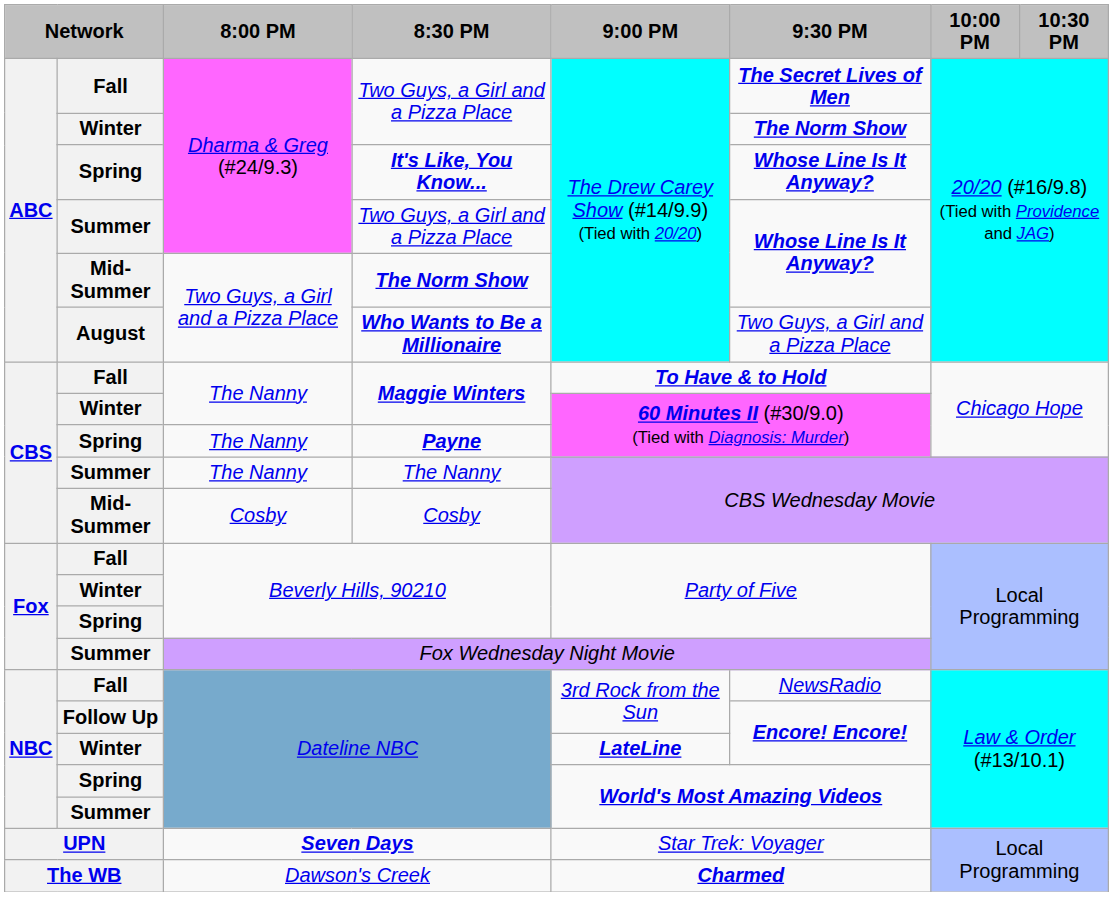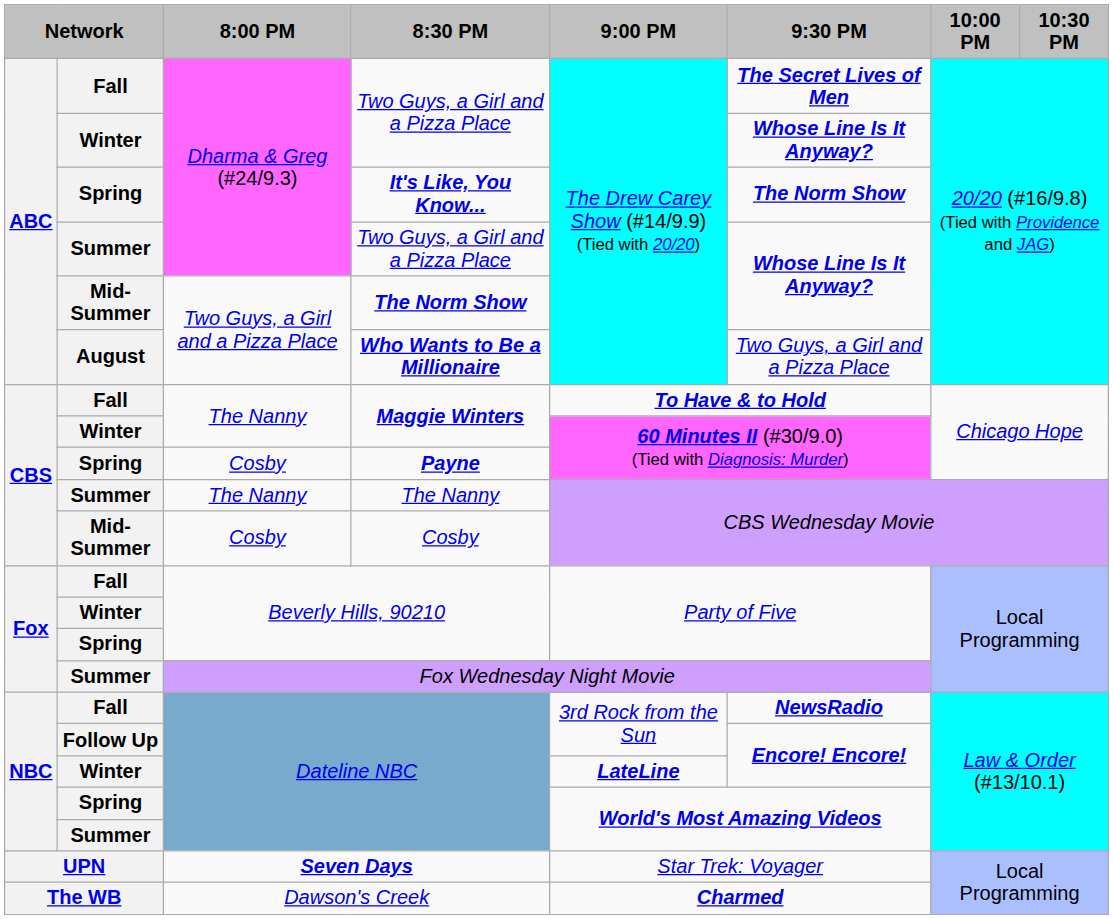(830, 128) The Norm Show -> (829, 140) Whose Line Is It Anyway?
(830, 171) Whose Line Is It Anyway? -> (829, 194) The Norm Show
(258, 440) The Nanny -> (257, 463) Cosby
(830, 685) normal -> (829, 707) bold
